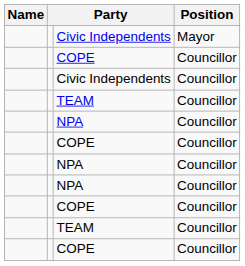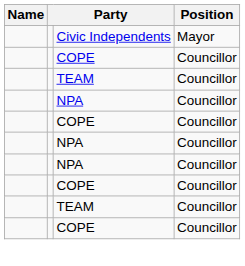- row: (114, 79)
